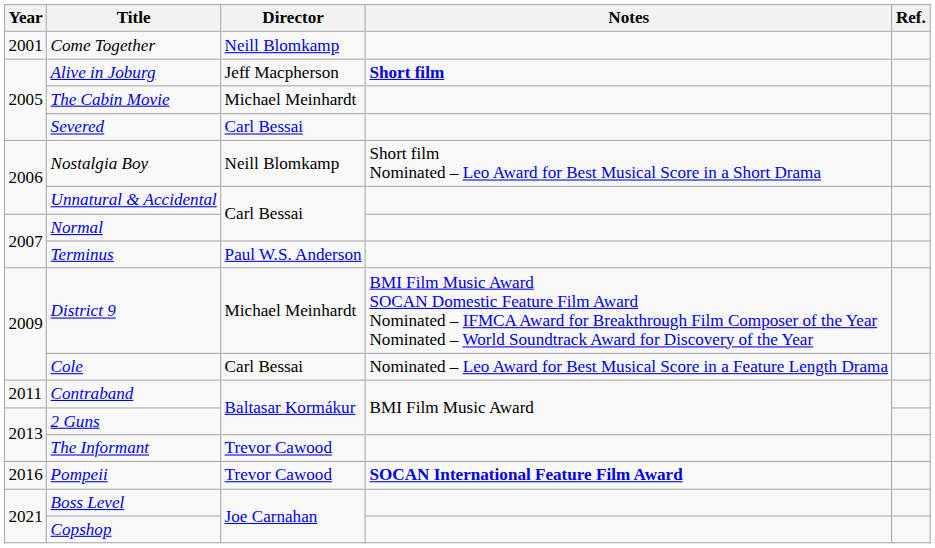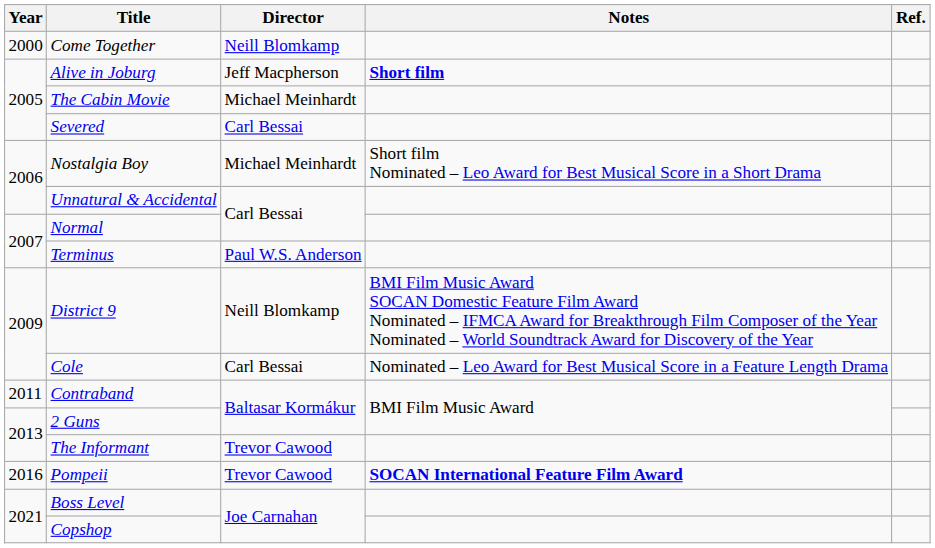(26, 45) 2001 -> (26, 45) 2000
(282, 163) Neill Blomkamp -> (290, 163) Michael Meinhardt
(290, 310) Michael Meinhardt -> (282, 310) Neill Blomkamp
